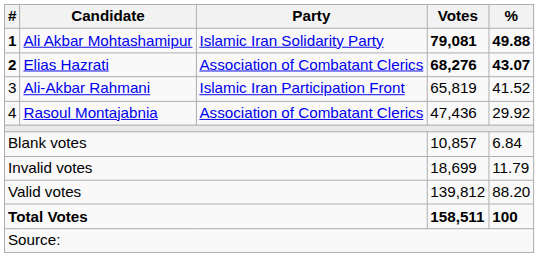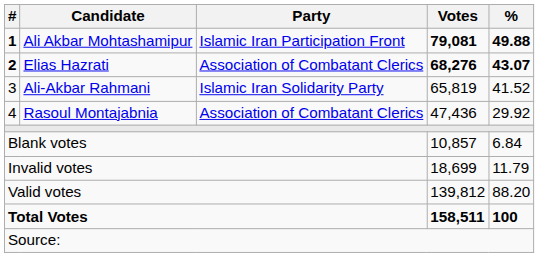(291, 40) Islamic Iran Solidarity Party -> (302, 40) Islamic Iran Participation Front
(302, 88) Islamic Iran Participation Front -> (291, 88) Islamic Iran Solidarity Party
